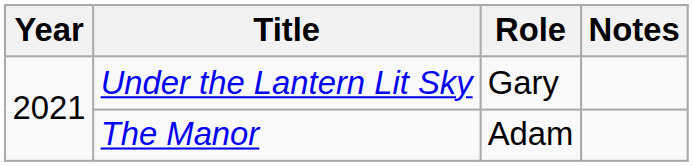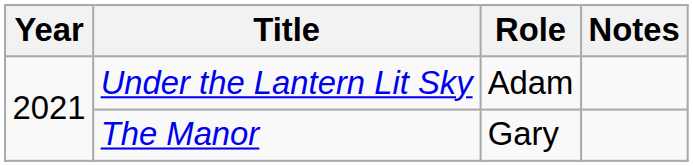(523, 82) Gary -> (531, 82) Adam
(531, 134) Adam -> (523, 134) Gary
